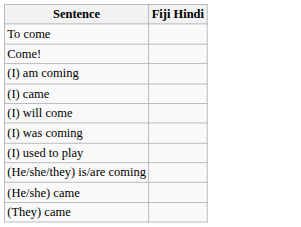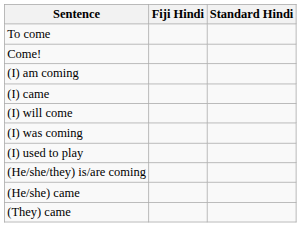+ column: (252, 14)
